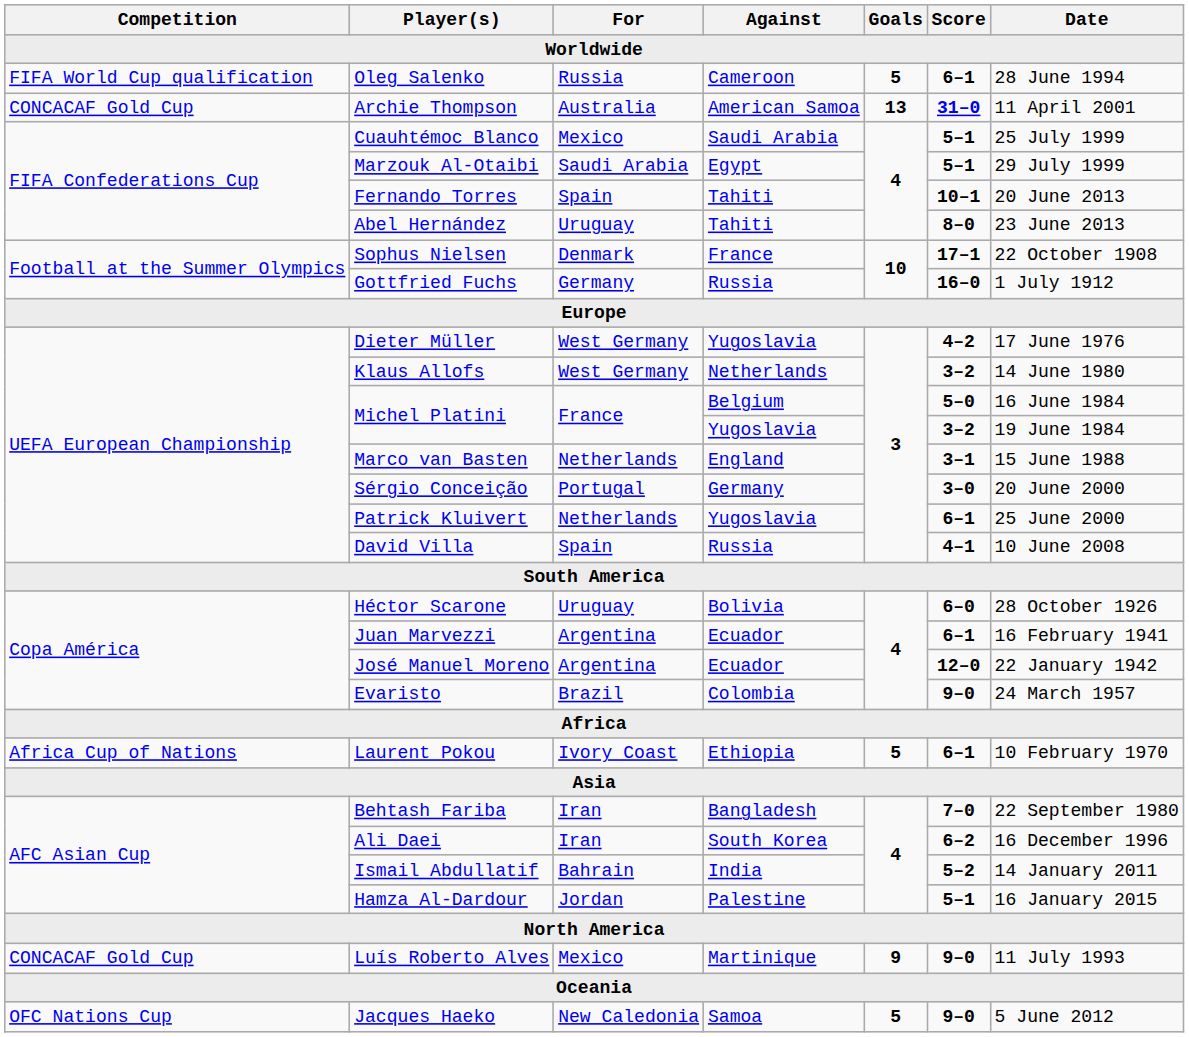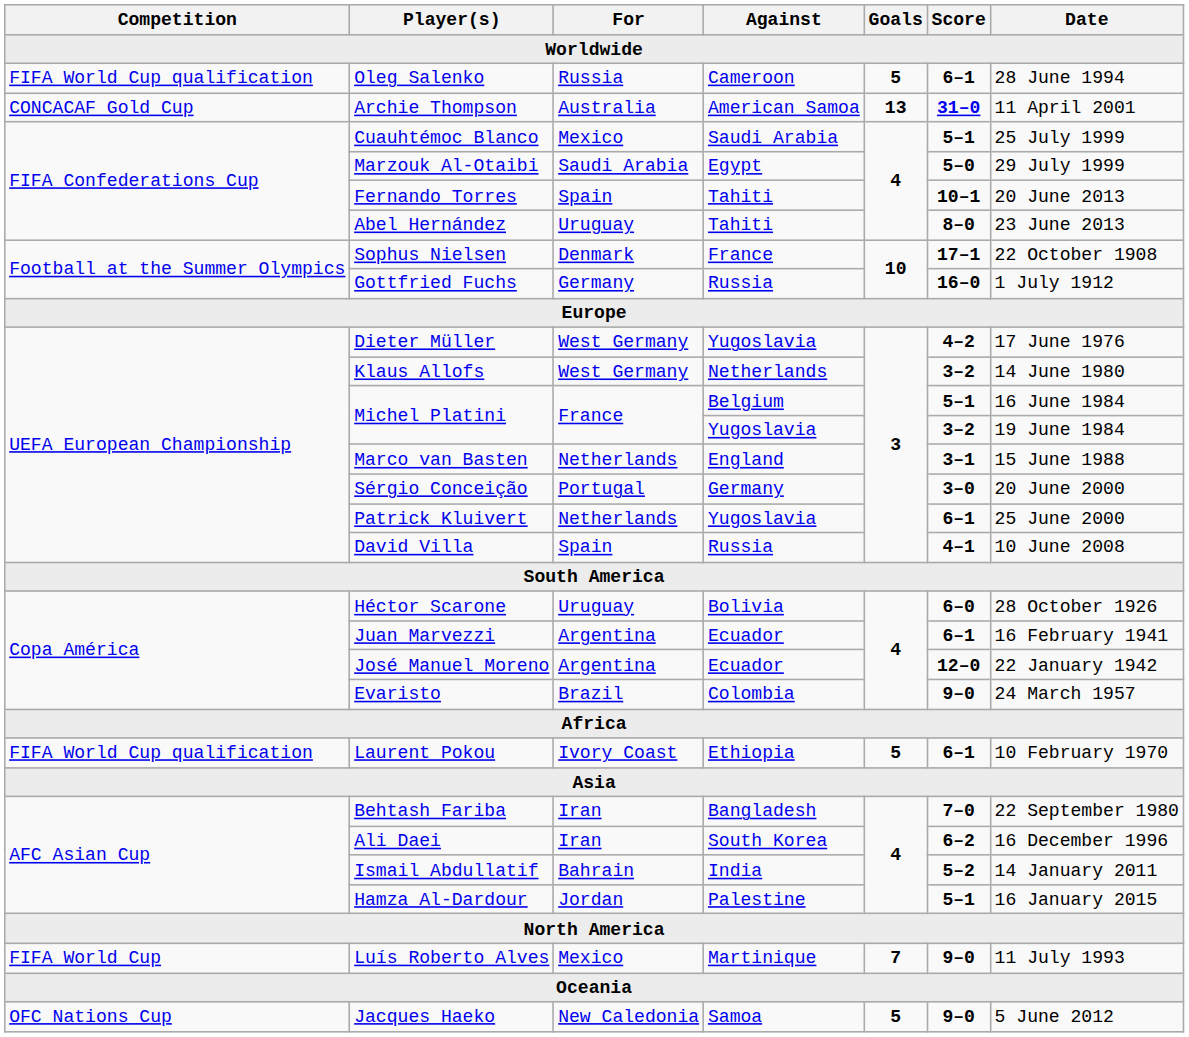(959, 167) 5–1 -> (959, 167) 5–0
(959, 401) 5–0 -> (959, 401) 5–1
(123, 753) Africa Cup of Nations -> (161, 753) FIFA World Cup qualification
(101, 958) CONCACAF Gold Cup -> (85, 958) FIFA World Cup
(896, 958) 9 -> (896, 958) 7
